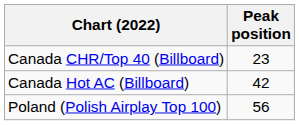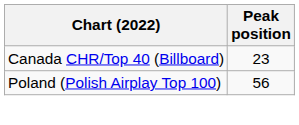- row: (99, 82)
